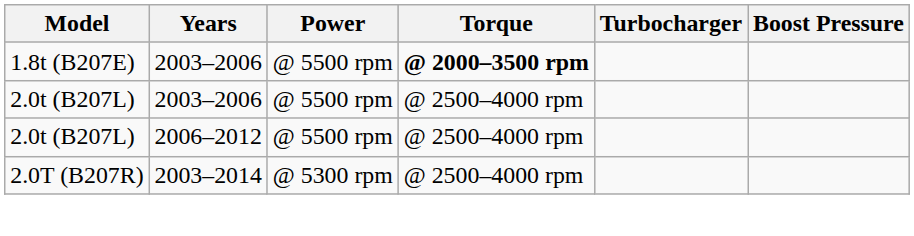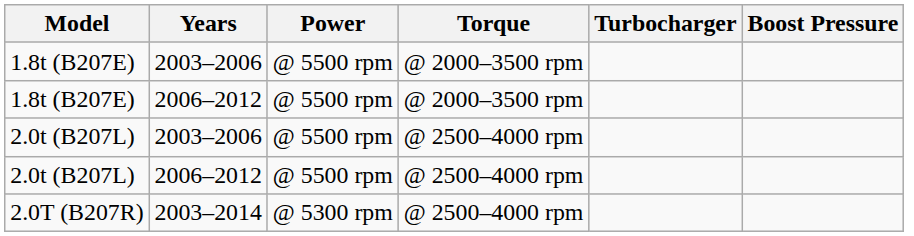(496, 61) bold -> (494, 61) normal
+ row: (72, 99)
